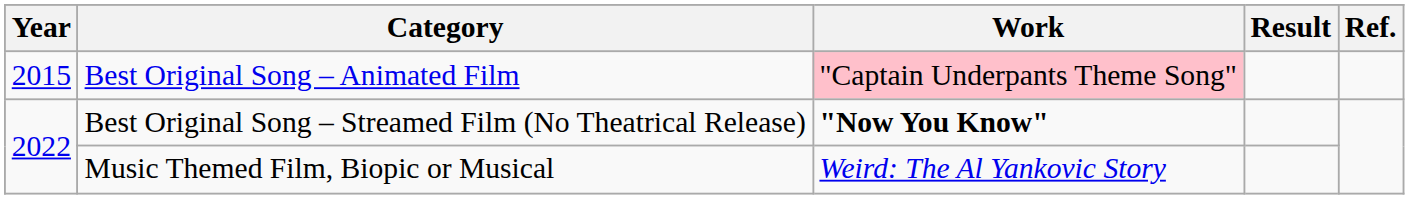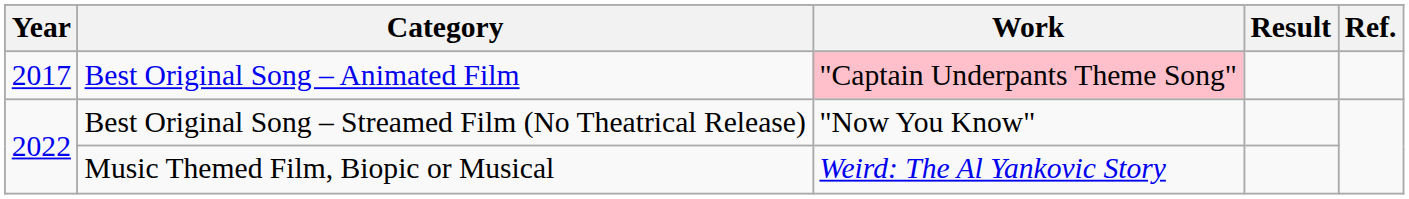(41, 74) 2015 -> (41, 74) 2017
(934, 121) bold -> (927, 121) normal
